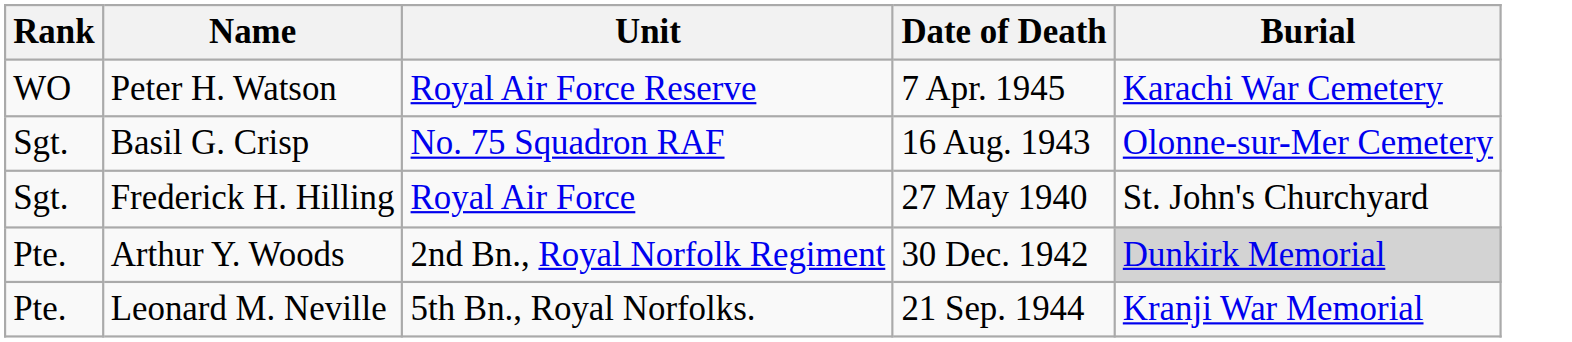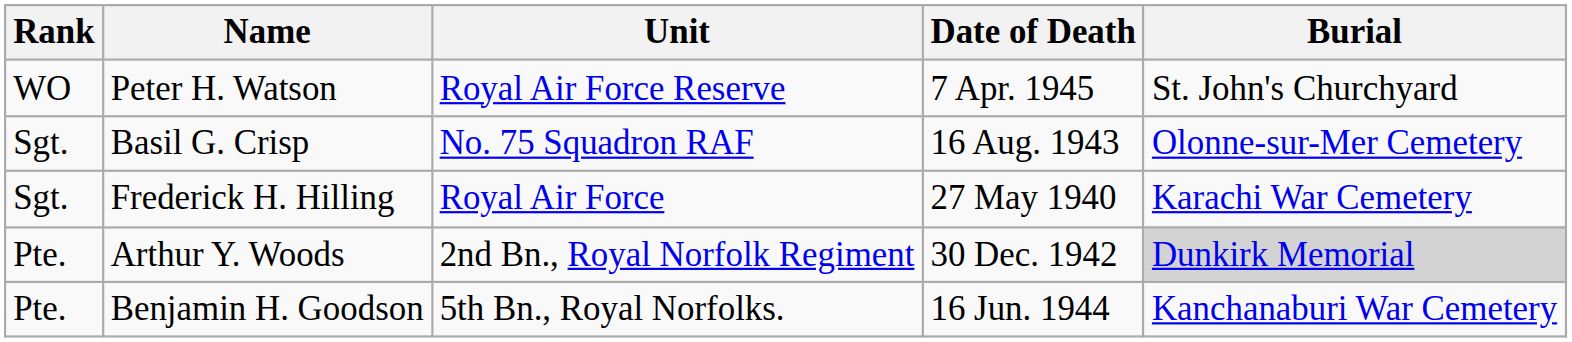(1283, 87) Karachi War Cemetery -> (1305, 87) St. John's Churchyard
(1276, 198) St. John's Churchyard -> (1312, 198) Karachi War Cemetery
+ row: (267, 308)
- row: (249, 308)
